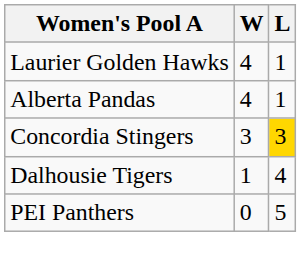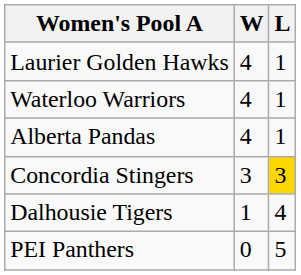+ row: (98, 99)
